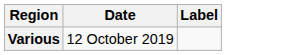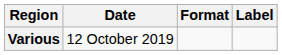+ column: (205, 15)
